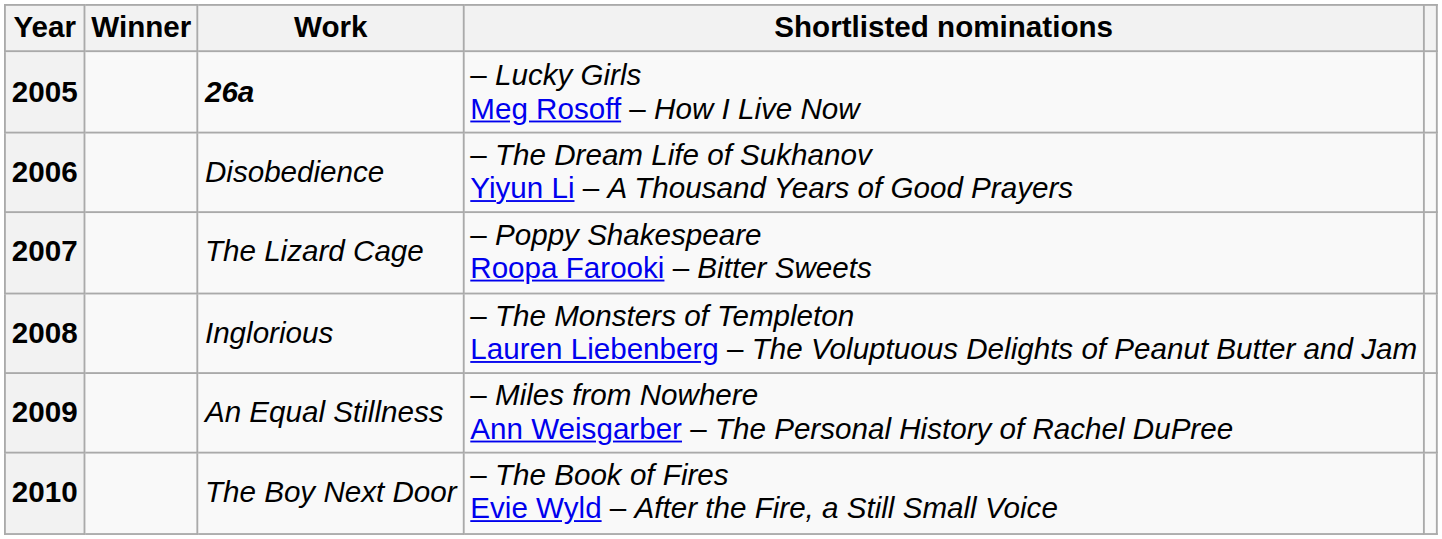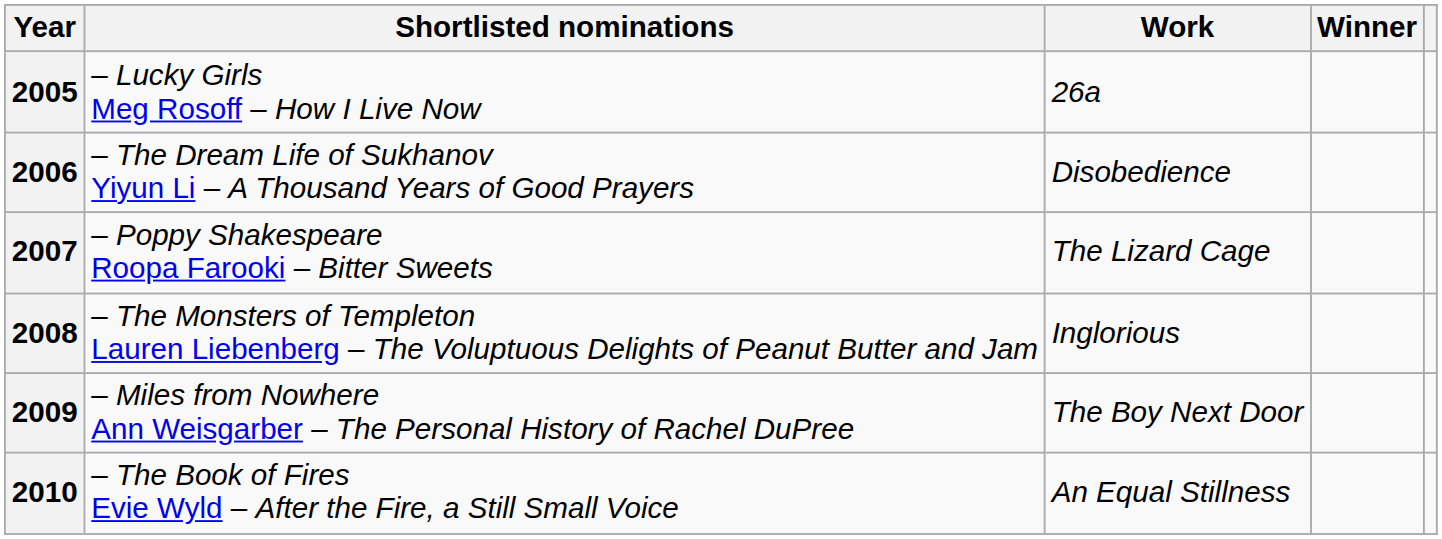columns swapped: (141, 27) <-> (944, 27)
(230, 91) bold -> (1076, 91) normal
(324, 412) An Equal Stillness -> (1178, 412) The Boy Next Door
(331, 492) The Boy Next Door -> (1171, 492) An Equal Stillness
